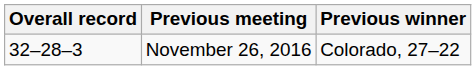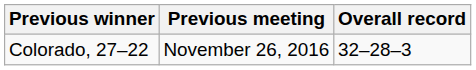columns swapped: (73, 19) <-> (393, 19)
